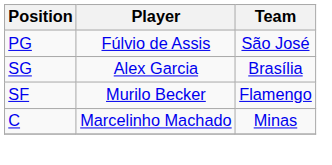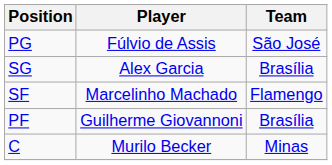(156, 95) Murilo Becker -> (161, 95) Marcelinho Machado
+ row: (19, 120)
(156, 120) Marcelinho Machado -> (161, 146) Murilo Becker
